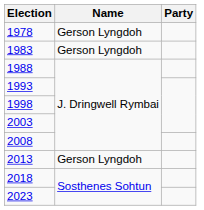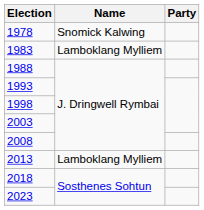(100, 31) Gerson Lyngdoh -> (101, 31) Snomick Kalwing
(100, 50) Gerson Lyngdoh -> (110, 50) Lamboklang Mylliem
(100, 159) Gerson Lyngdoh -> (110, 159) Lamboklang Mylliem
